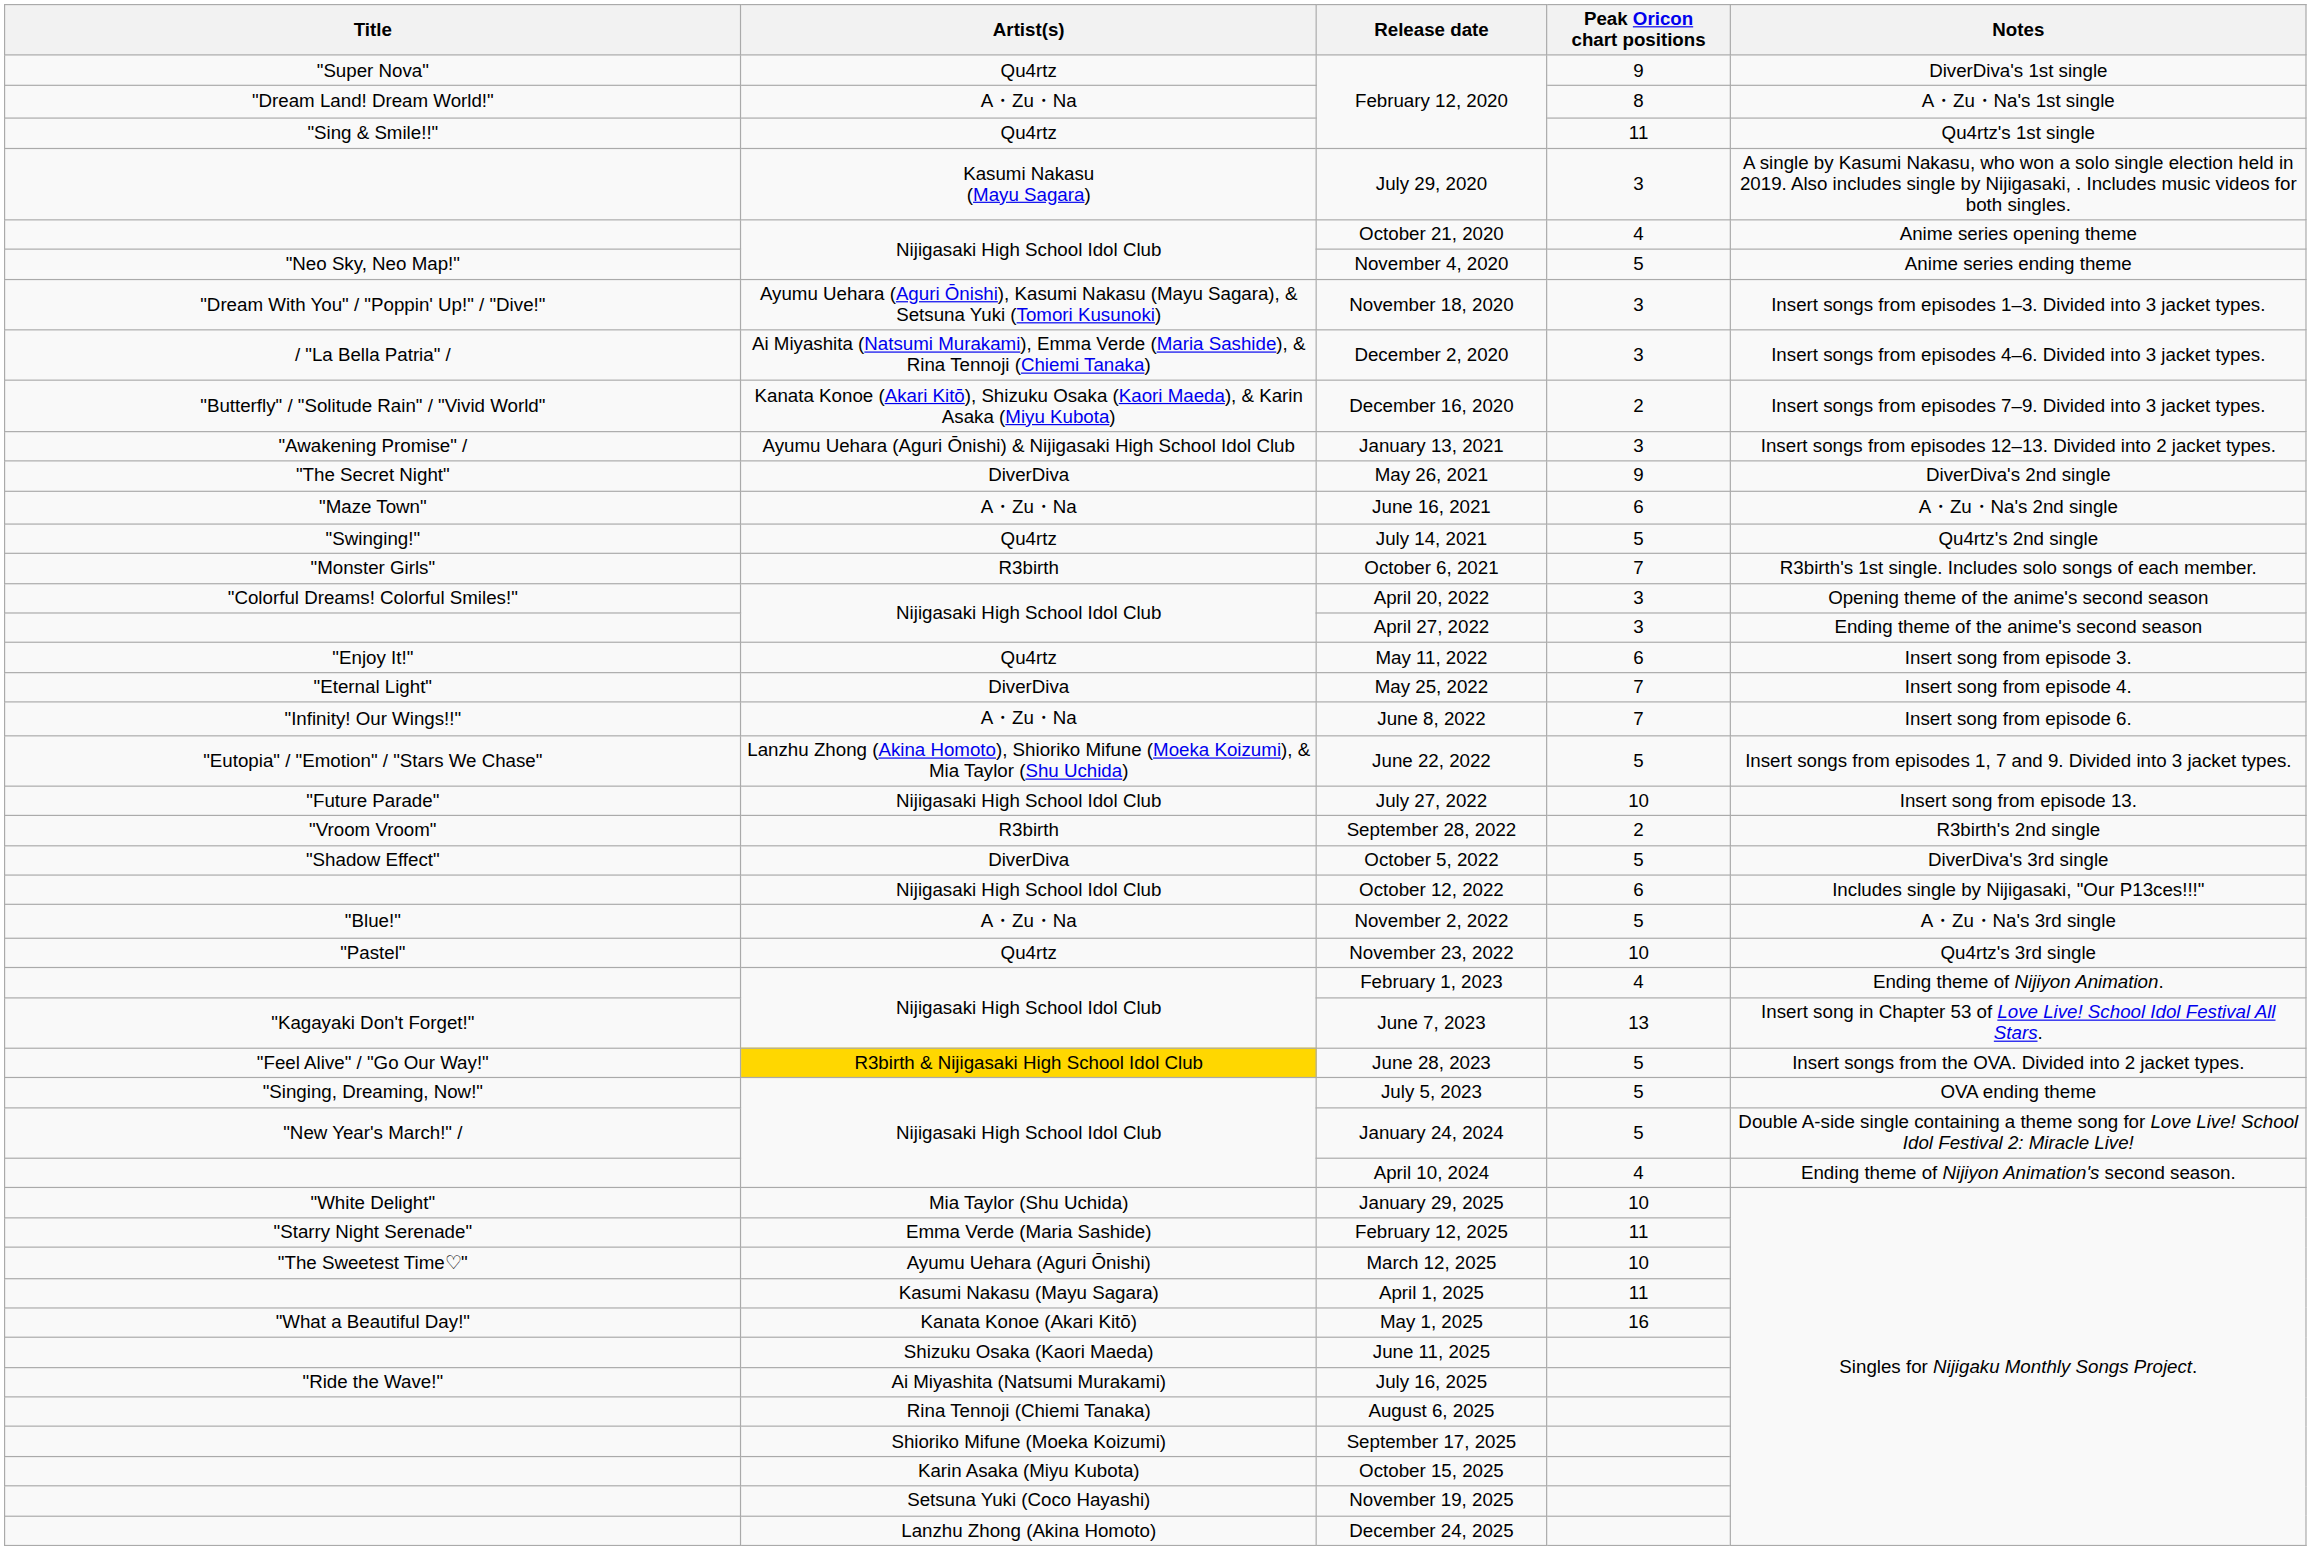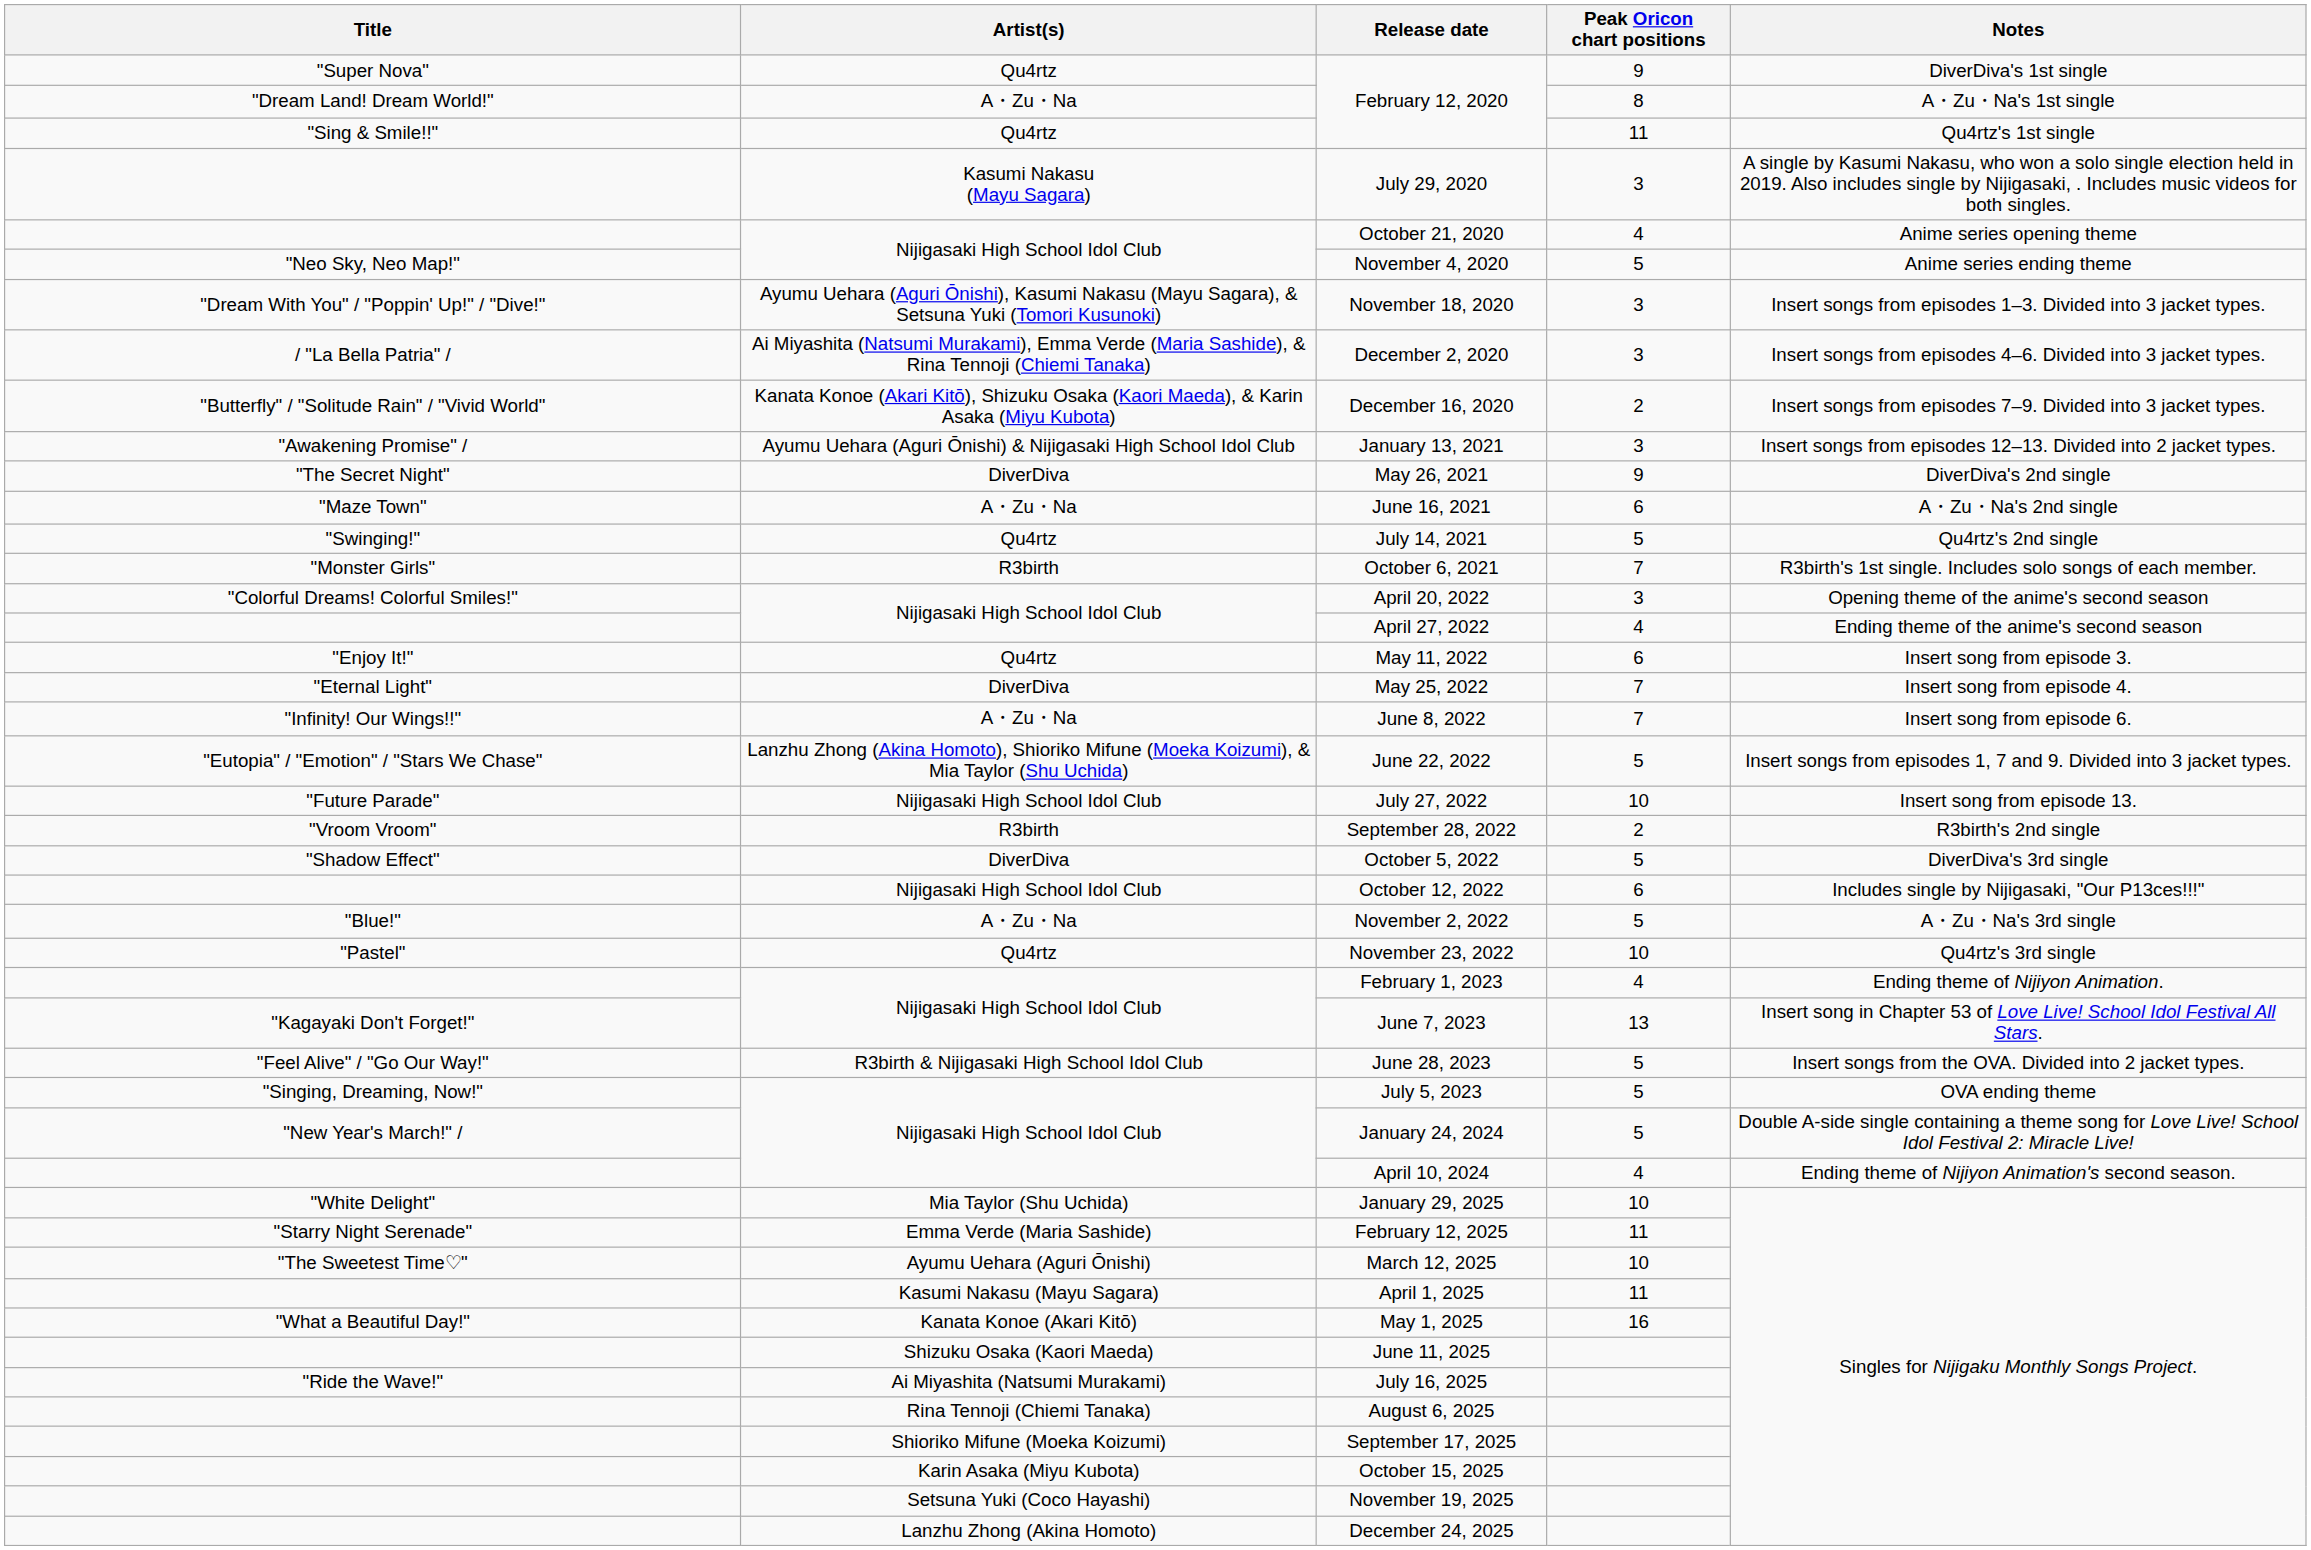(1639, 627) 3 -> (1639, 627) 4
(1029, 1062) gold background -> (1029, 1062) no background
